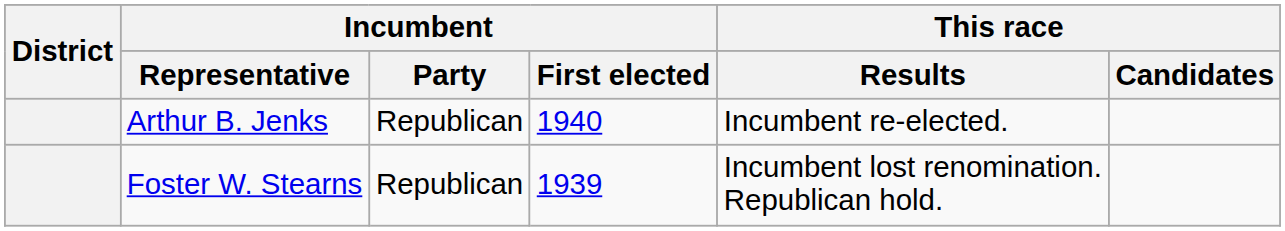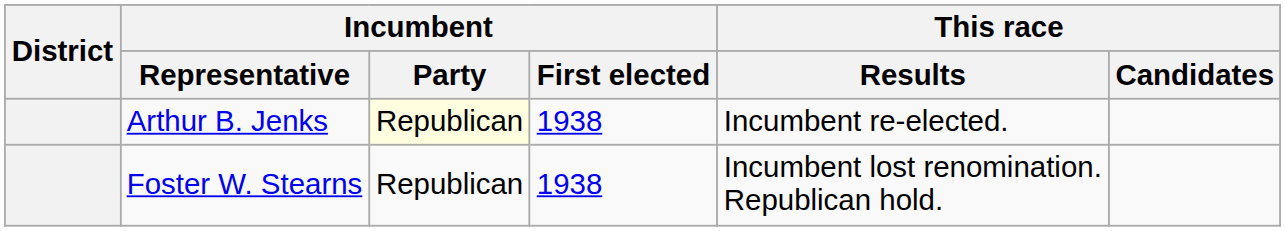(450, 121) no background -> (450, 121) lightyellow background
(570, 121) 1940 -> (570, 121) 1938
(570, 184) 1939 -> (570, 184) 1938
